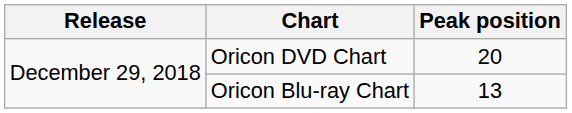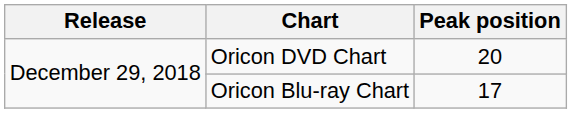(490, 90) 13 -> (490, 90) 17
